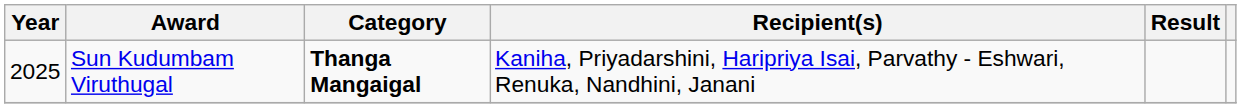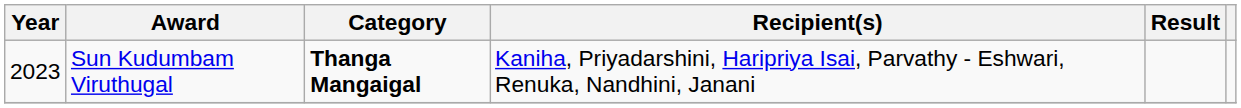(35, 71) 2025 -> (35, 71) 2023
